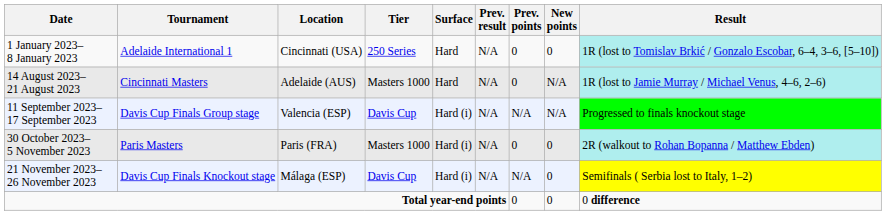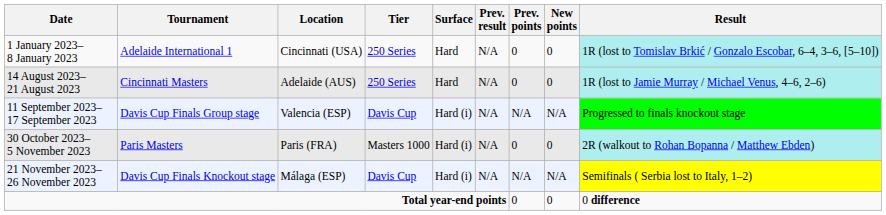(399, 82) Masters 1000 -> (392, 82) 250 Series
(557, 82) N/A -> (550, 82) 0
(550, 176) 0 -> (557, 176) N/A
